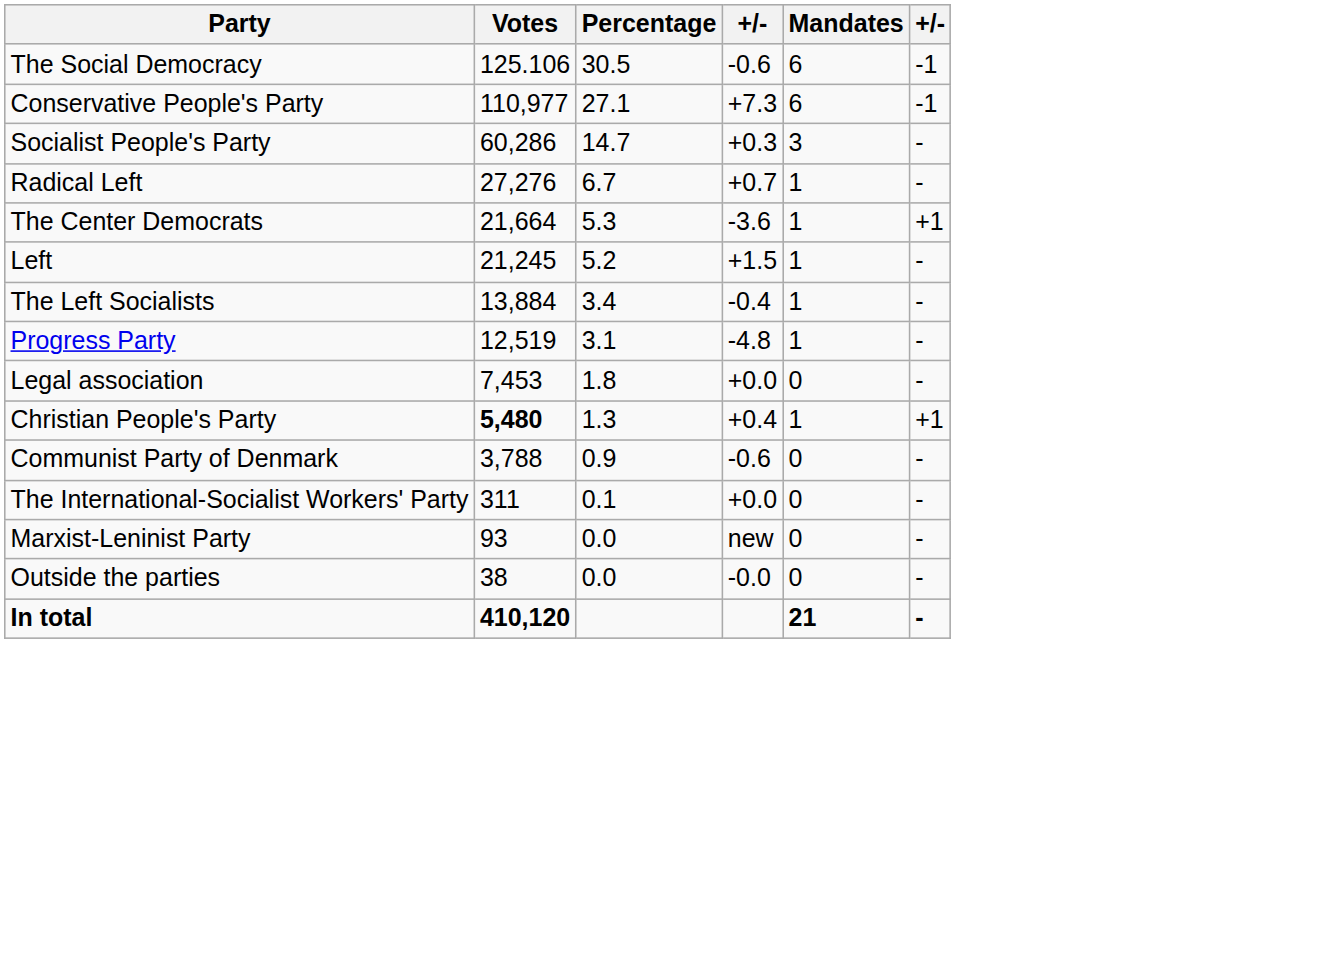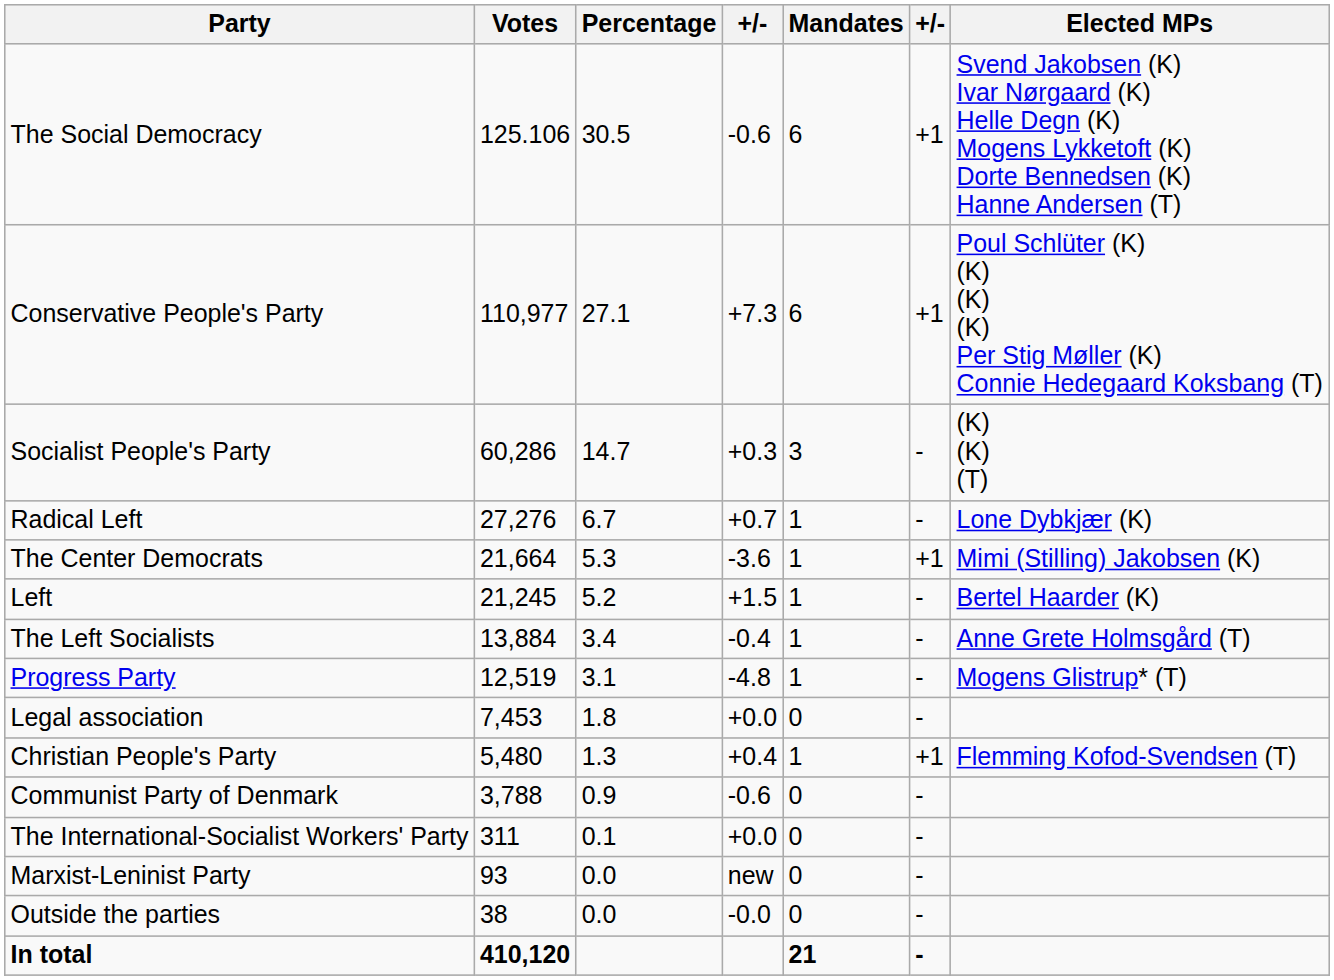+ column: (1140, 24)
(926, 63) -1 -> (929, 134) +1
(926, 103) -1 -> (929, 314) +1
(511, 420) bold -> (511, 757) normal
